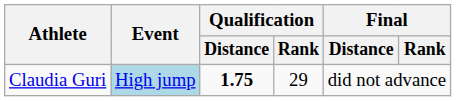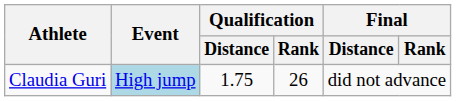(237, 80) bold -> (237, 80) normal
(298, 80) 29 -> (298, 80) 26
